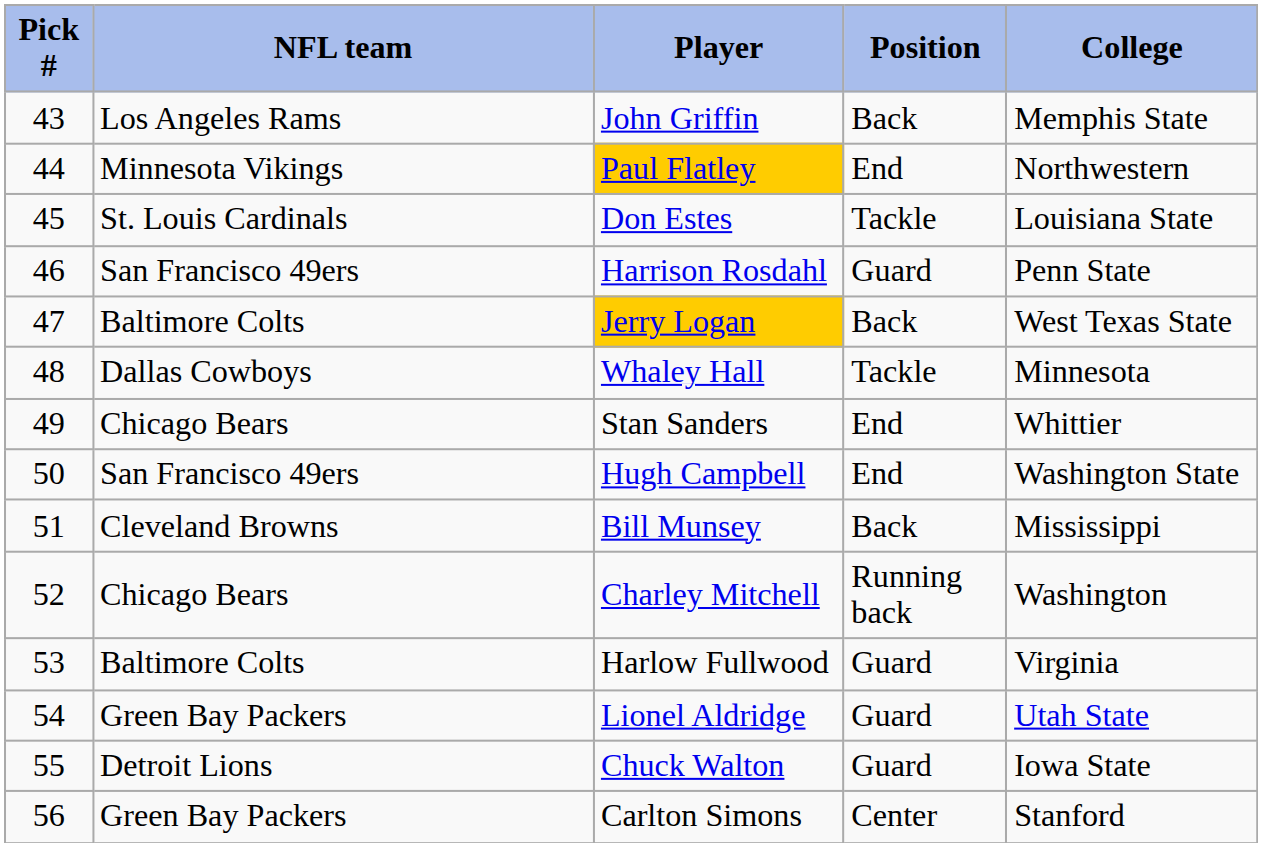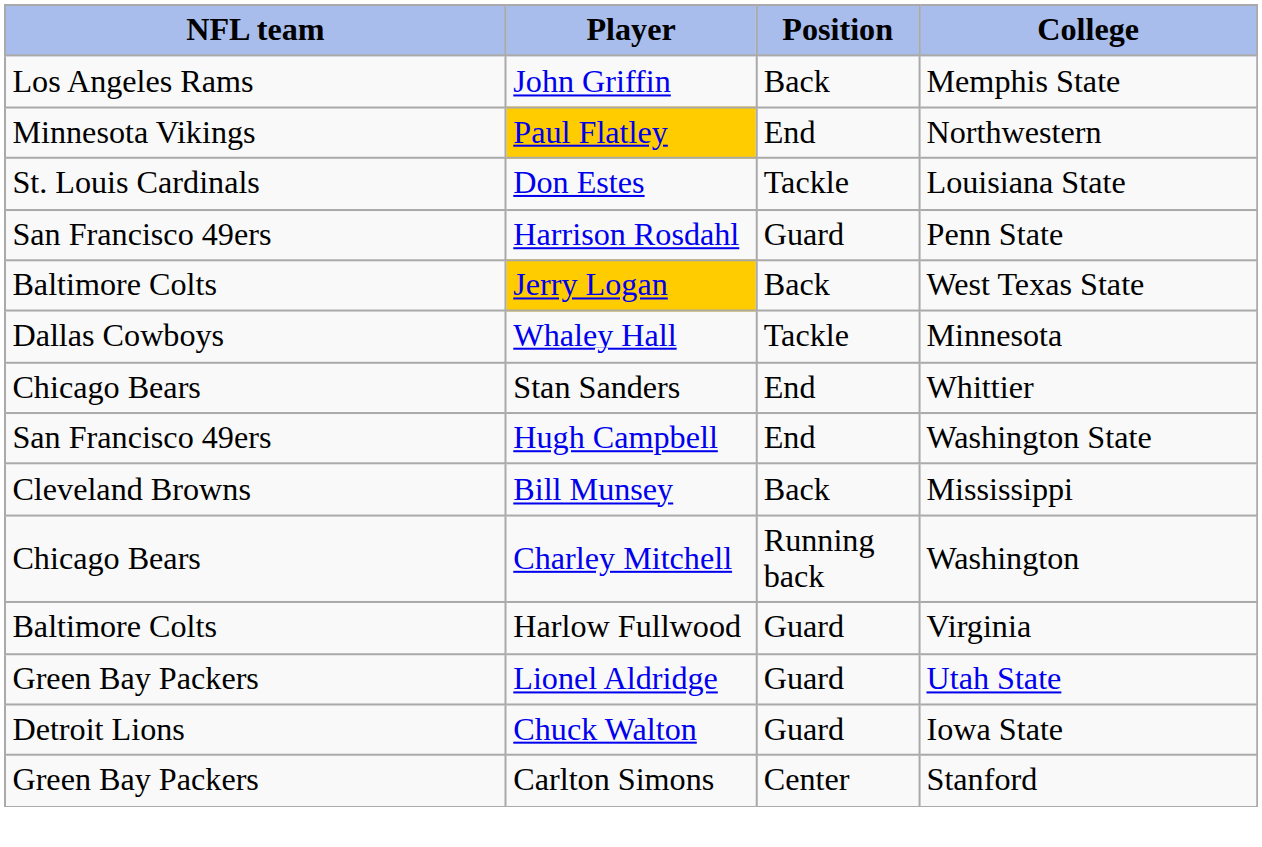- column: (49, 48)
